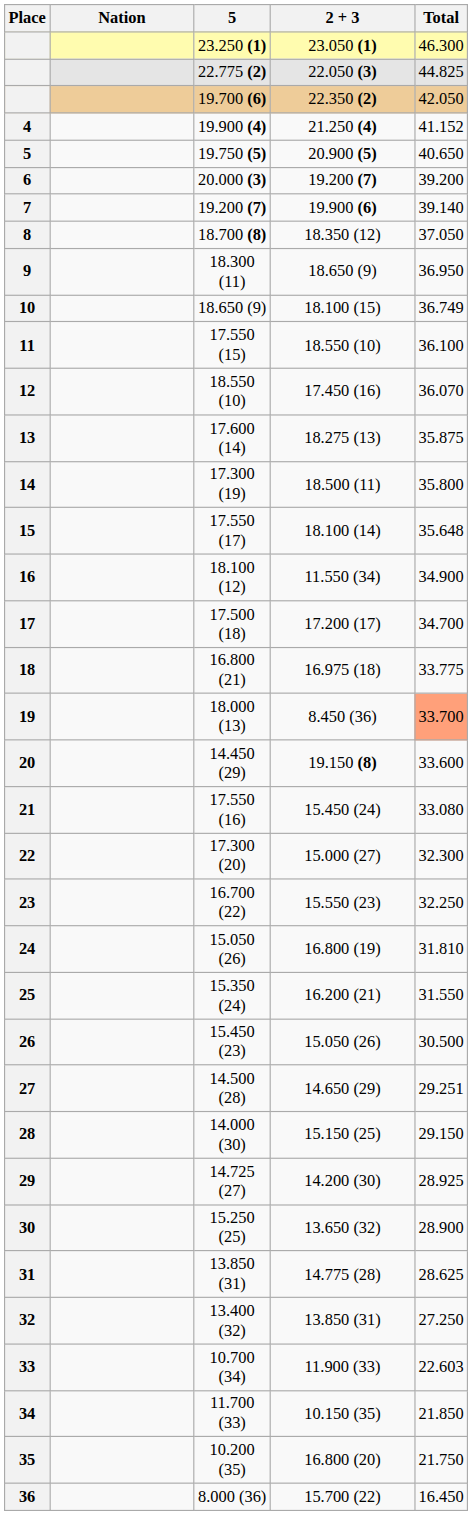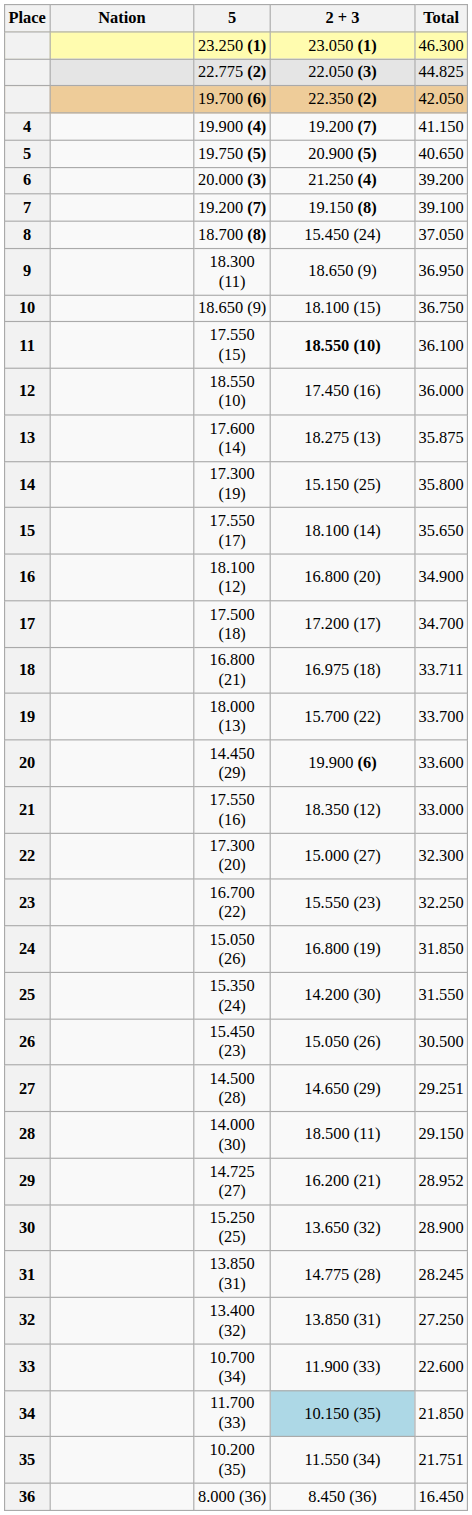(342, 126) 21.250 (4) -> (342, 126) 19.200 (7)
(441, 126) 41.152 -> (441, 126) 41.150
(342, 180) 19.200 (7) -> (342, 180) 21.250 (4)
(342, 207) 19.900 (6) -> (342, 207) 19.150 (8)
(441, 207) 39.140 -> (441, 207) 39.100
(342, 235) 18.350 (12) -> (342, 235) 15.450 (24)
(441, 308) 36.749 -> (441, 308) 36.750
(342, 345) normal -> (342, 345) bold
(441, 391) 36.070 -> (441, 391) 36.000
(342, 484) 18.500 (11) -> (342, 484) 15.150 (25)
(441, 531) 35.648 -> (441, 531) 35.650
(342, 577) 11.550 (34) -> (342, 577) 16.800 (20)
(441, 670) 33.775 -> (441, 670) 33.711
(342, 716) 8.450 (36) -> (342, 716) 15.700 (22)
(441, 716) lightsalmon background -> (441, 716) no background
(342, 763) 19.150 (8) -> (342, 763) 19.900 (6)
(342, 809) 15.450 (24) -> (342, 809) 18.350 (12)
(441, 809) 33.080 -> (441, 809) 33.000
(441, 949) 31.810 -> (441, 949) 31.850
(342, 995) 16.200 (21) -> (342, 995) 14.200 (30)
(342, 1135) 15.150 (25) -> (342, 1135) 18.500 (11)
(342, 1181) 14.200 (30) -> (342, 1181) 16.200 (21)
(441, 1181) 28.925 -> (441, 1181) 28.952
(441, 1274) 28.625 -> (441, 1274) 28.245
(441, 1367) 22.603 -> (441, 1367) 22.600
(342, 1413) no background -> (342, 1413) lightblue background
(342, 1460) 16.800 (20) -> (342, 1460) 11.550 (34)
(441, 1460) 21.750 -> (441, 1460) 21.751
(342, 1497) 15.700 (22) -> (342, 1497) 8.450 (36)
